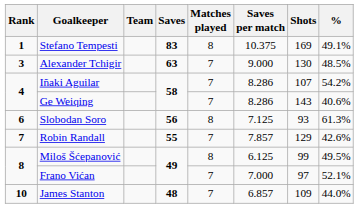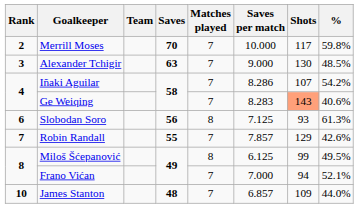- row: (79, 45)
+ row: (72, 45)
(261, 101) 8.286 -> (261, 101) 8.283
(303, 101) no background -> (303, 101) lightsalmon background
(303, 175) 97 -> (303, 175) 94
